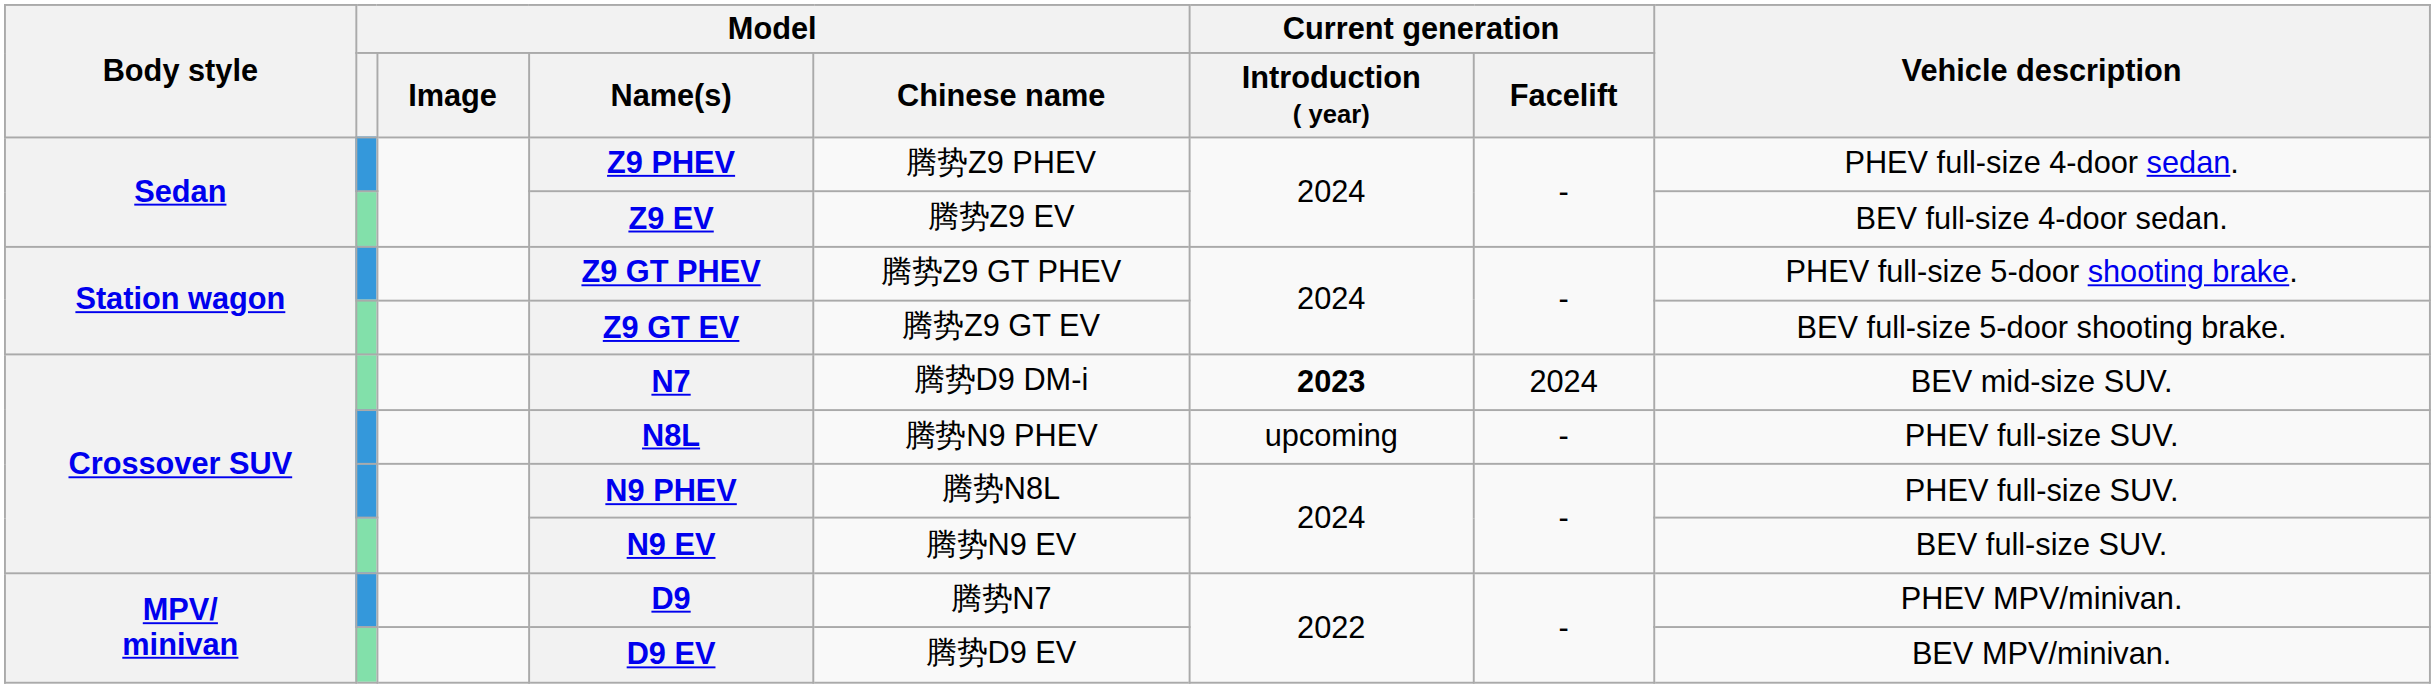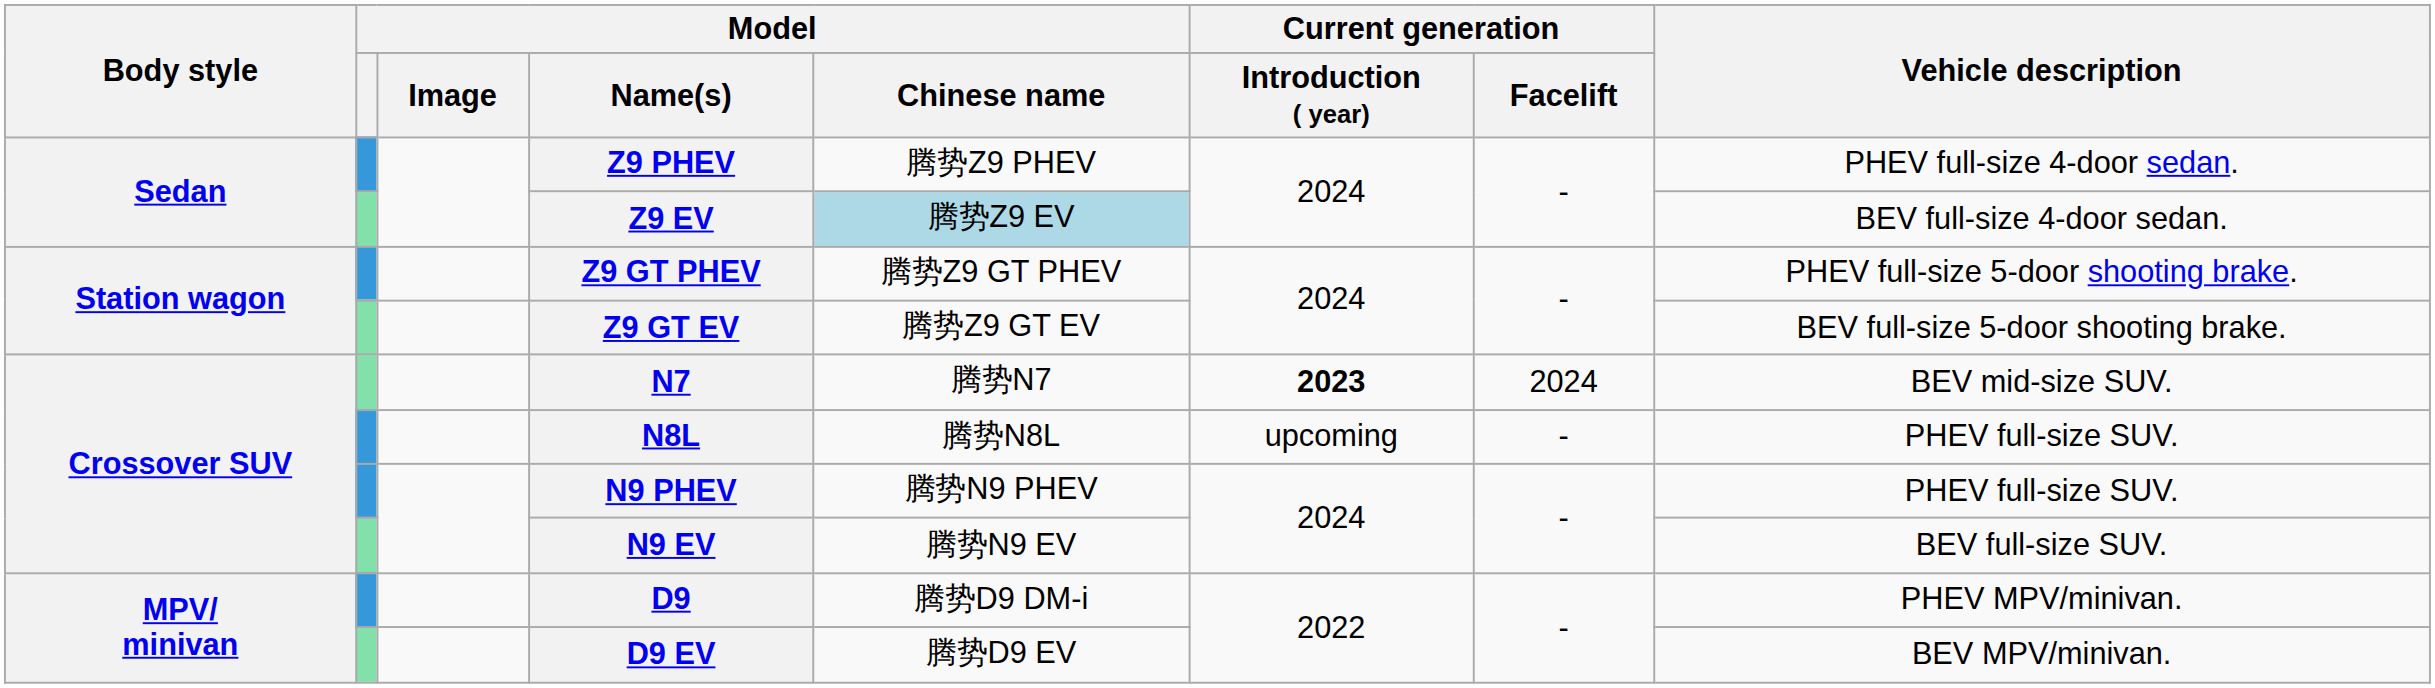(1001, 217) no background -> (1001, 217) lightblue background
(1001, 380) 腾势D9 DM-i -> (1001, 380) 腾势N7
(1001, 435) 腾势N9 PHEV -> (1001, 435) 腾势N8L
(1001, 489) 腾势N8L -> (1001, 489) 腾势N9 PHEV
(1001, 598) 腾势N7 -> (1001, 598) 腾势D9 DM-i
